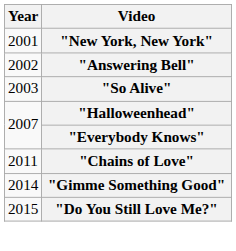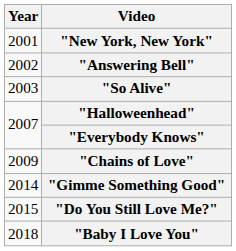(23, 161) 2011 -> (23, 161) 2009
+ row: (137, 233)
